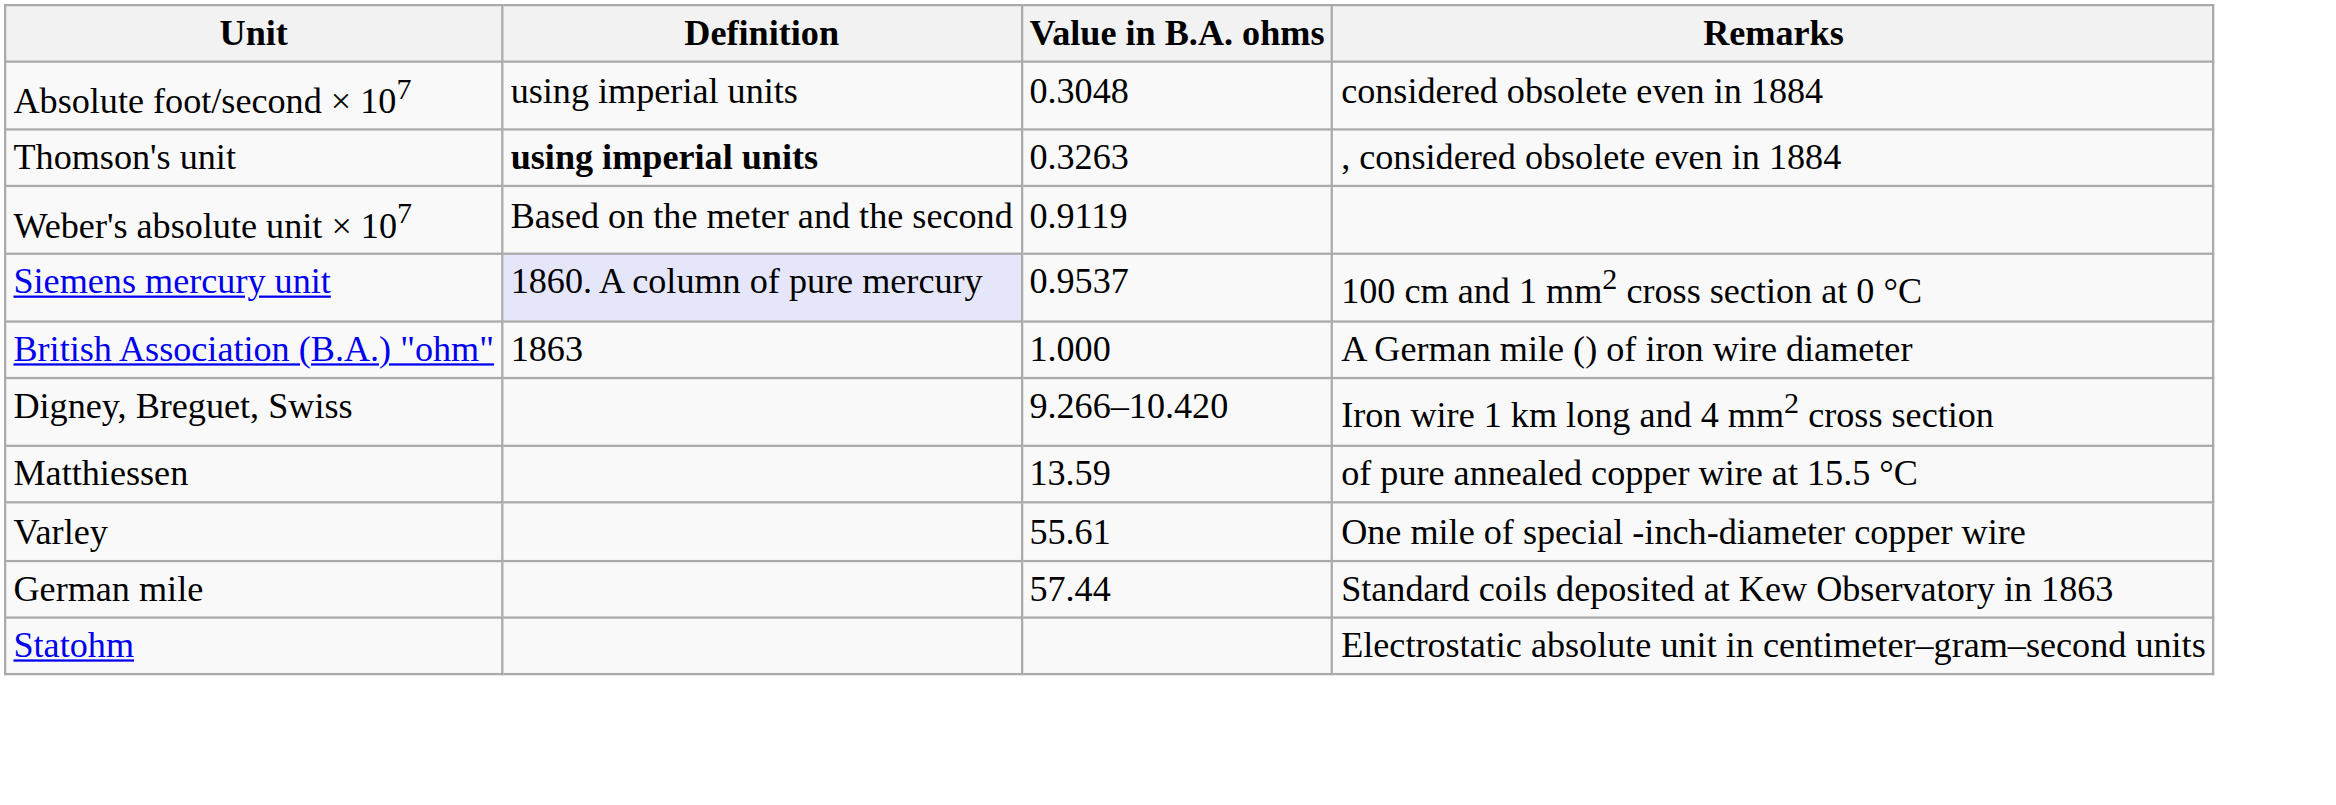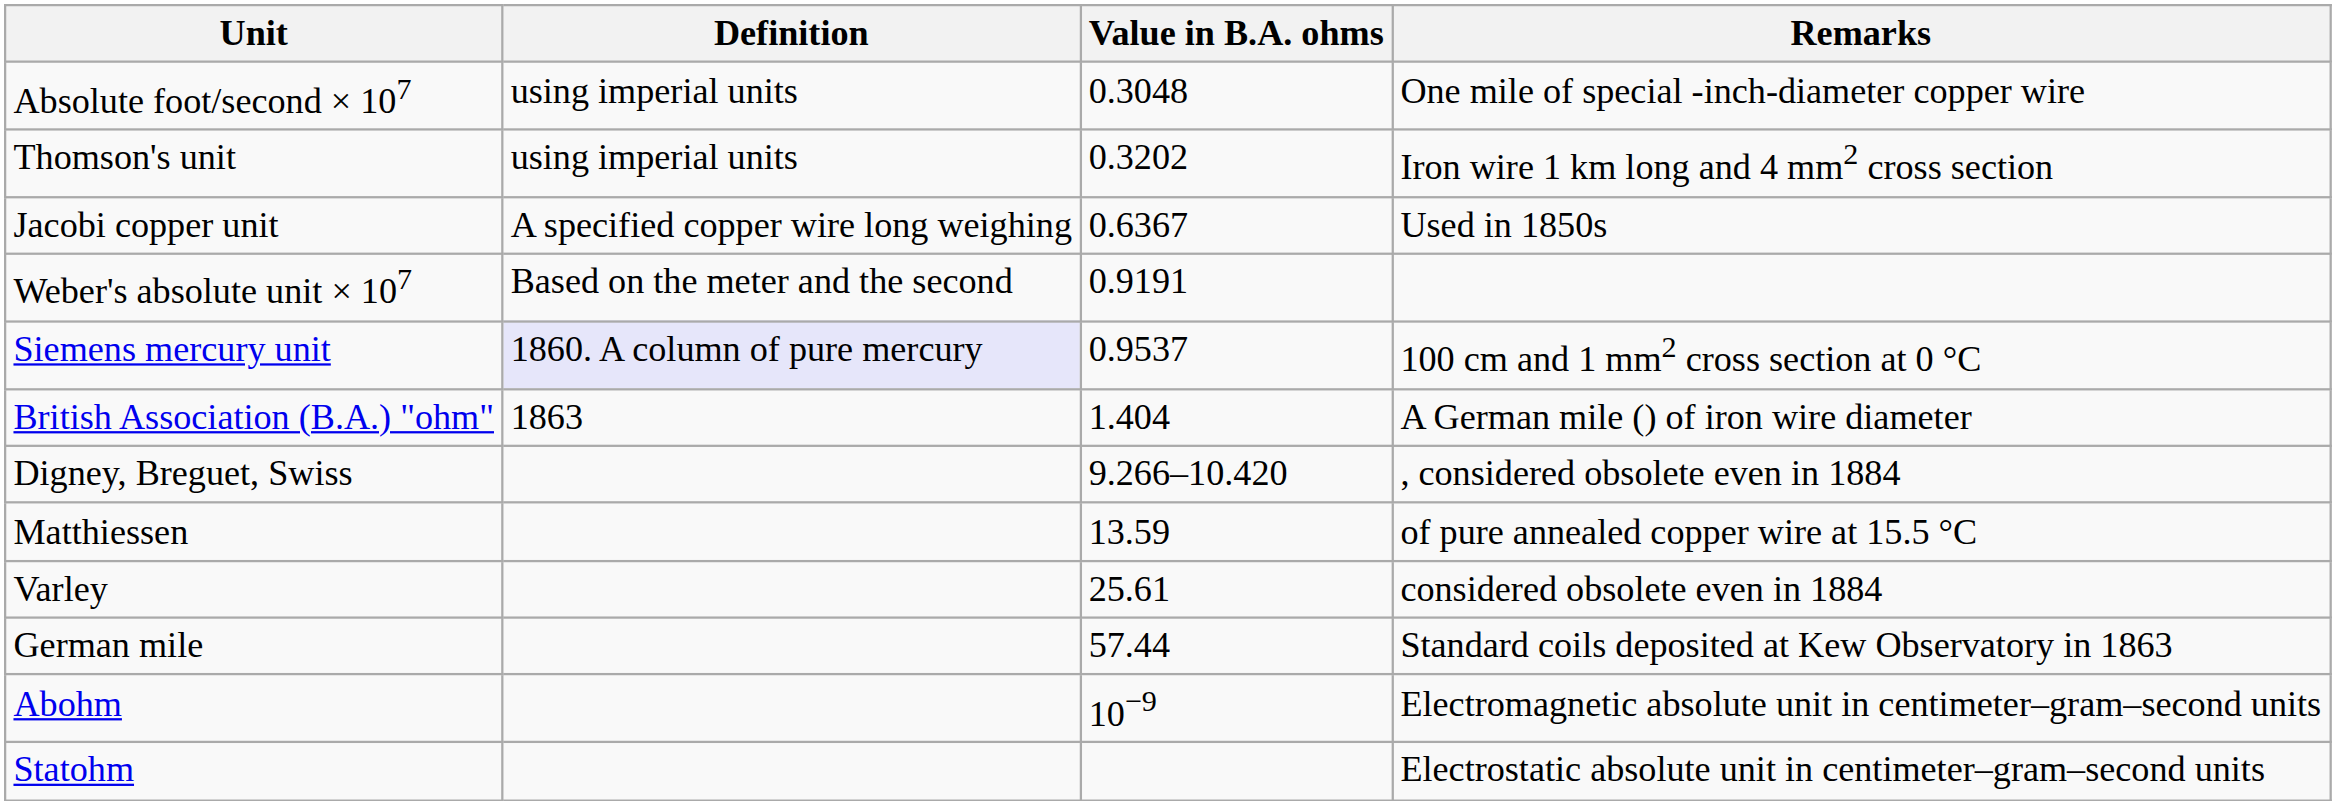(1582, 90) considered obsolete even in 1884 -> (1743, 90) One mile of special -inch-diameter copper wire
(664, 157) bold -> (654, 157) normal
(1079, 157) 0.3263 -> (1138, 157) 0.3202
(1591, 157) , considered obsolete even in 1884 -> (1727, 162) Iron wire 1 km long and 4 mm2 cross section
+ row: (146, 224)
(1078, 214) 0.9119 -> (1138, 282) 0.9191
(1070, 349) 1.000 -> (1129, 416) 1.404
(1668, 411) Iron wire 1 km long and 4 mm2 cross section -> (1650, 473) , considered obsolete even in 1884
(1070, 531) 55.61 -> (1129, 588) 25.61
(1684, 531) One mile of special -inch-diameter copper wire -> (1641, 588) considered obsolete even in 1884
+ row: (68, 703)
